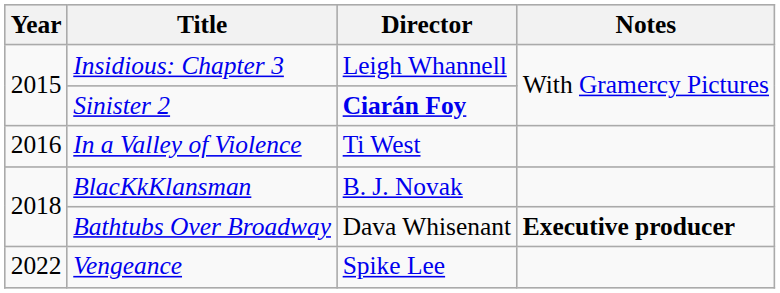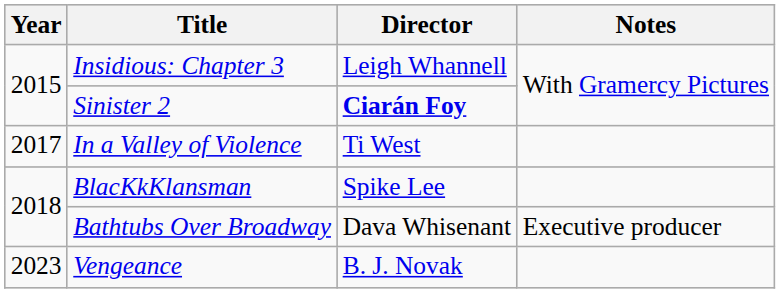(36, 145) 2016 -> (36, 145) 2017
(403, 186) B. J. Novak -> (394, 186) Spike Lee
(629, 226) bold -> (622, 226) normal
(36, 266) 2022 -> (36, 266) 2023
(394, 266) Spike Lee -> (403, 266) B. J. Novak
